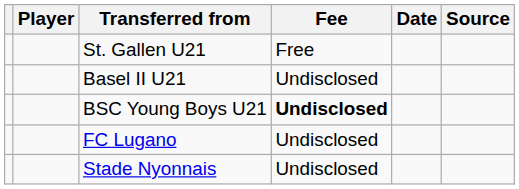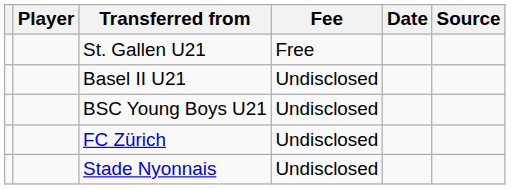(332, 109) bold -> (327, 109) normal
- row: (130, 139)
+ row: (124, 139)
